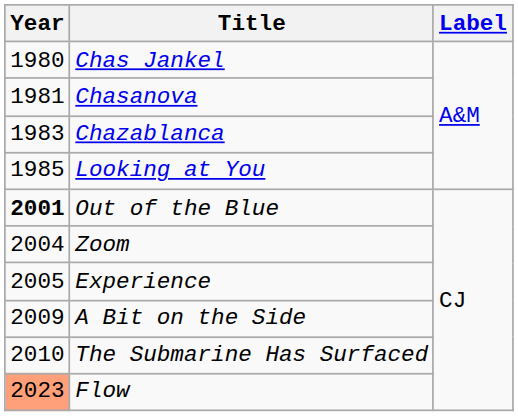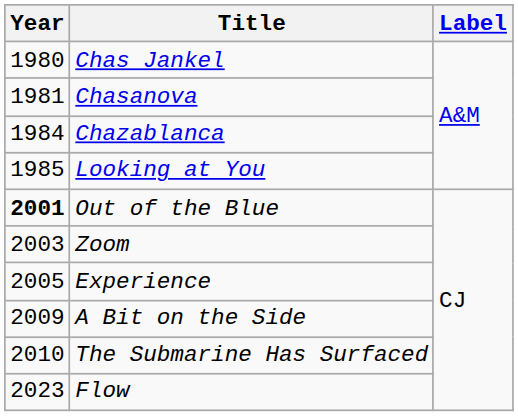(37, 134) 1983 -> (37, 134) 1984
(37, 245) 2004 -> (37, 245) 2003
(37, 392) lightsalmon background -> (37, 392) no background
